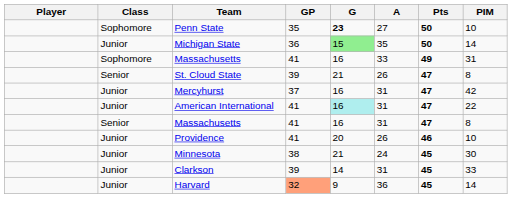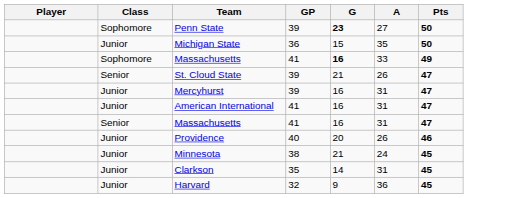- column: (485, 12)
(294, 28) 35 -> (294, 28) 39
(338, 43) lightgreen background -> (338, 43) no background
(338, 59) normal -> (338, 59) bold
(294, 91) 37 -> (294, 91) 39
(338, 106) paleturquoise background -> (338, 106) no background
(294, 138) 41 -> (294, 138) 40
(294, 169) 39 -> (294, 169) 35
(294, 185) lightsalmon background -> (294, 185) no background
